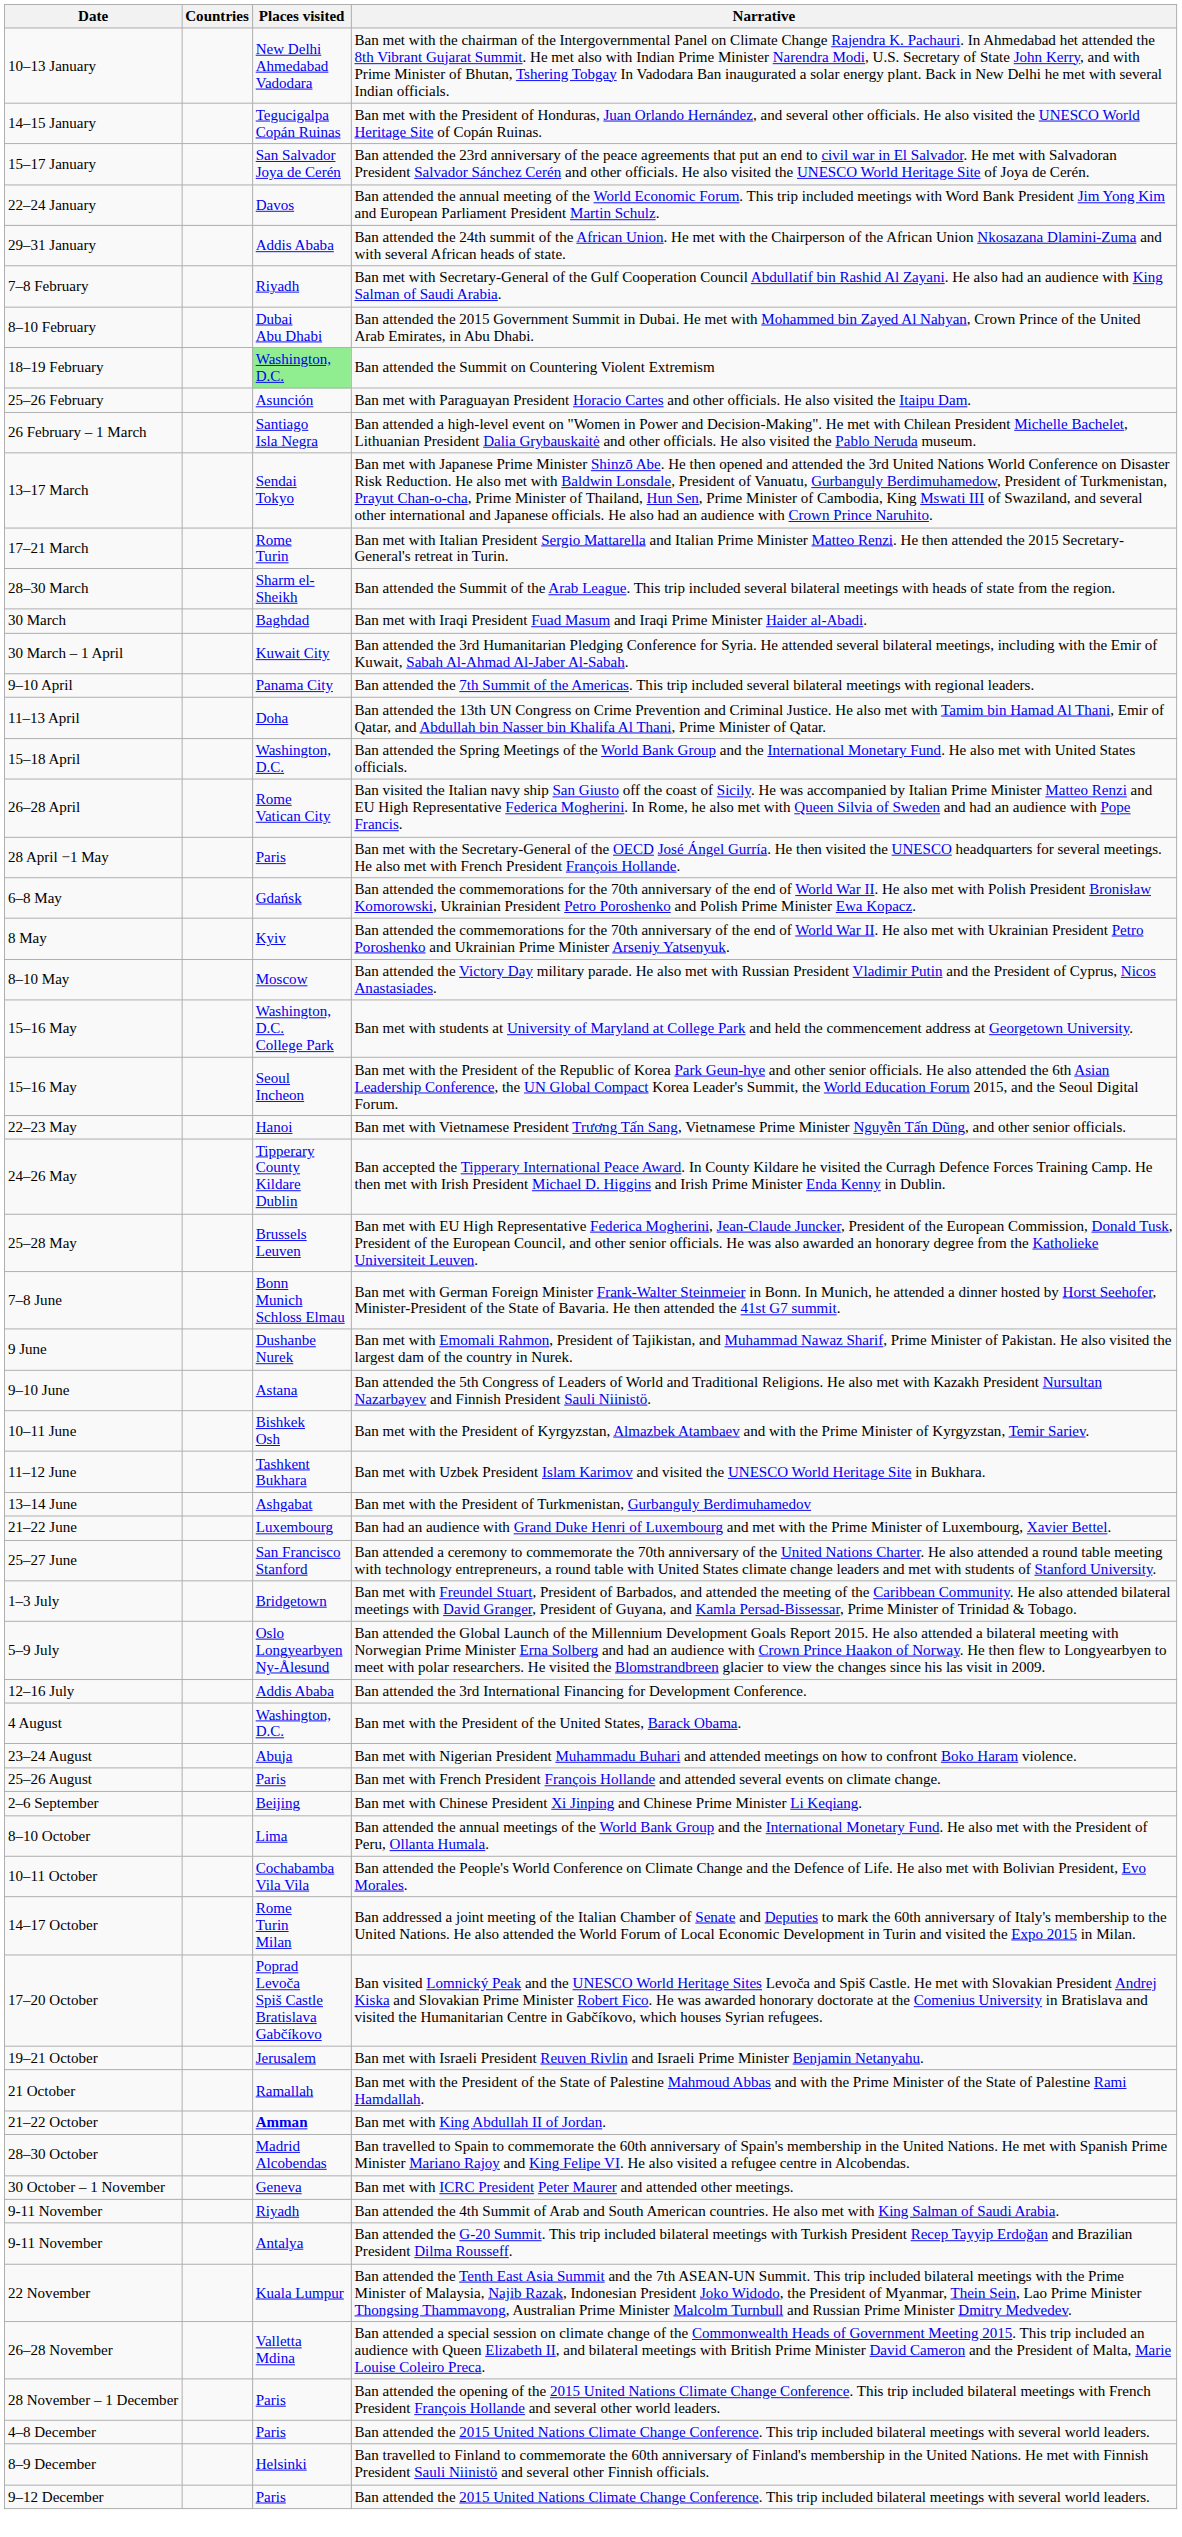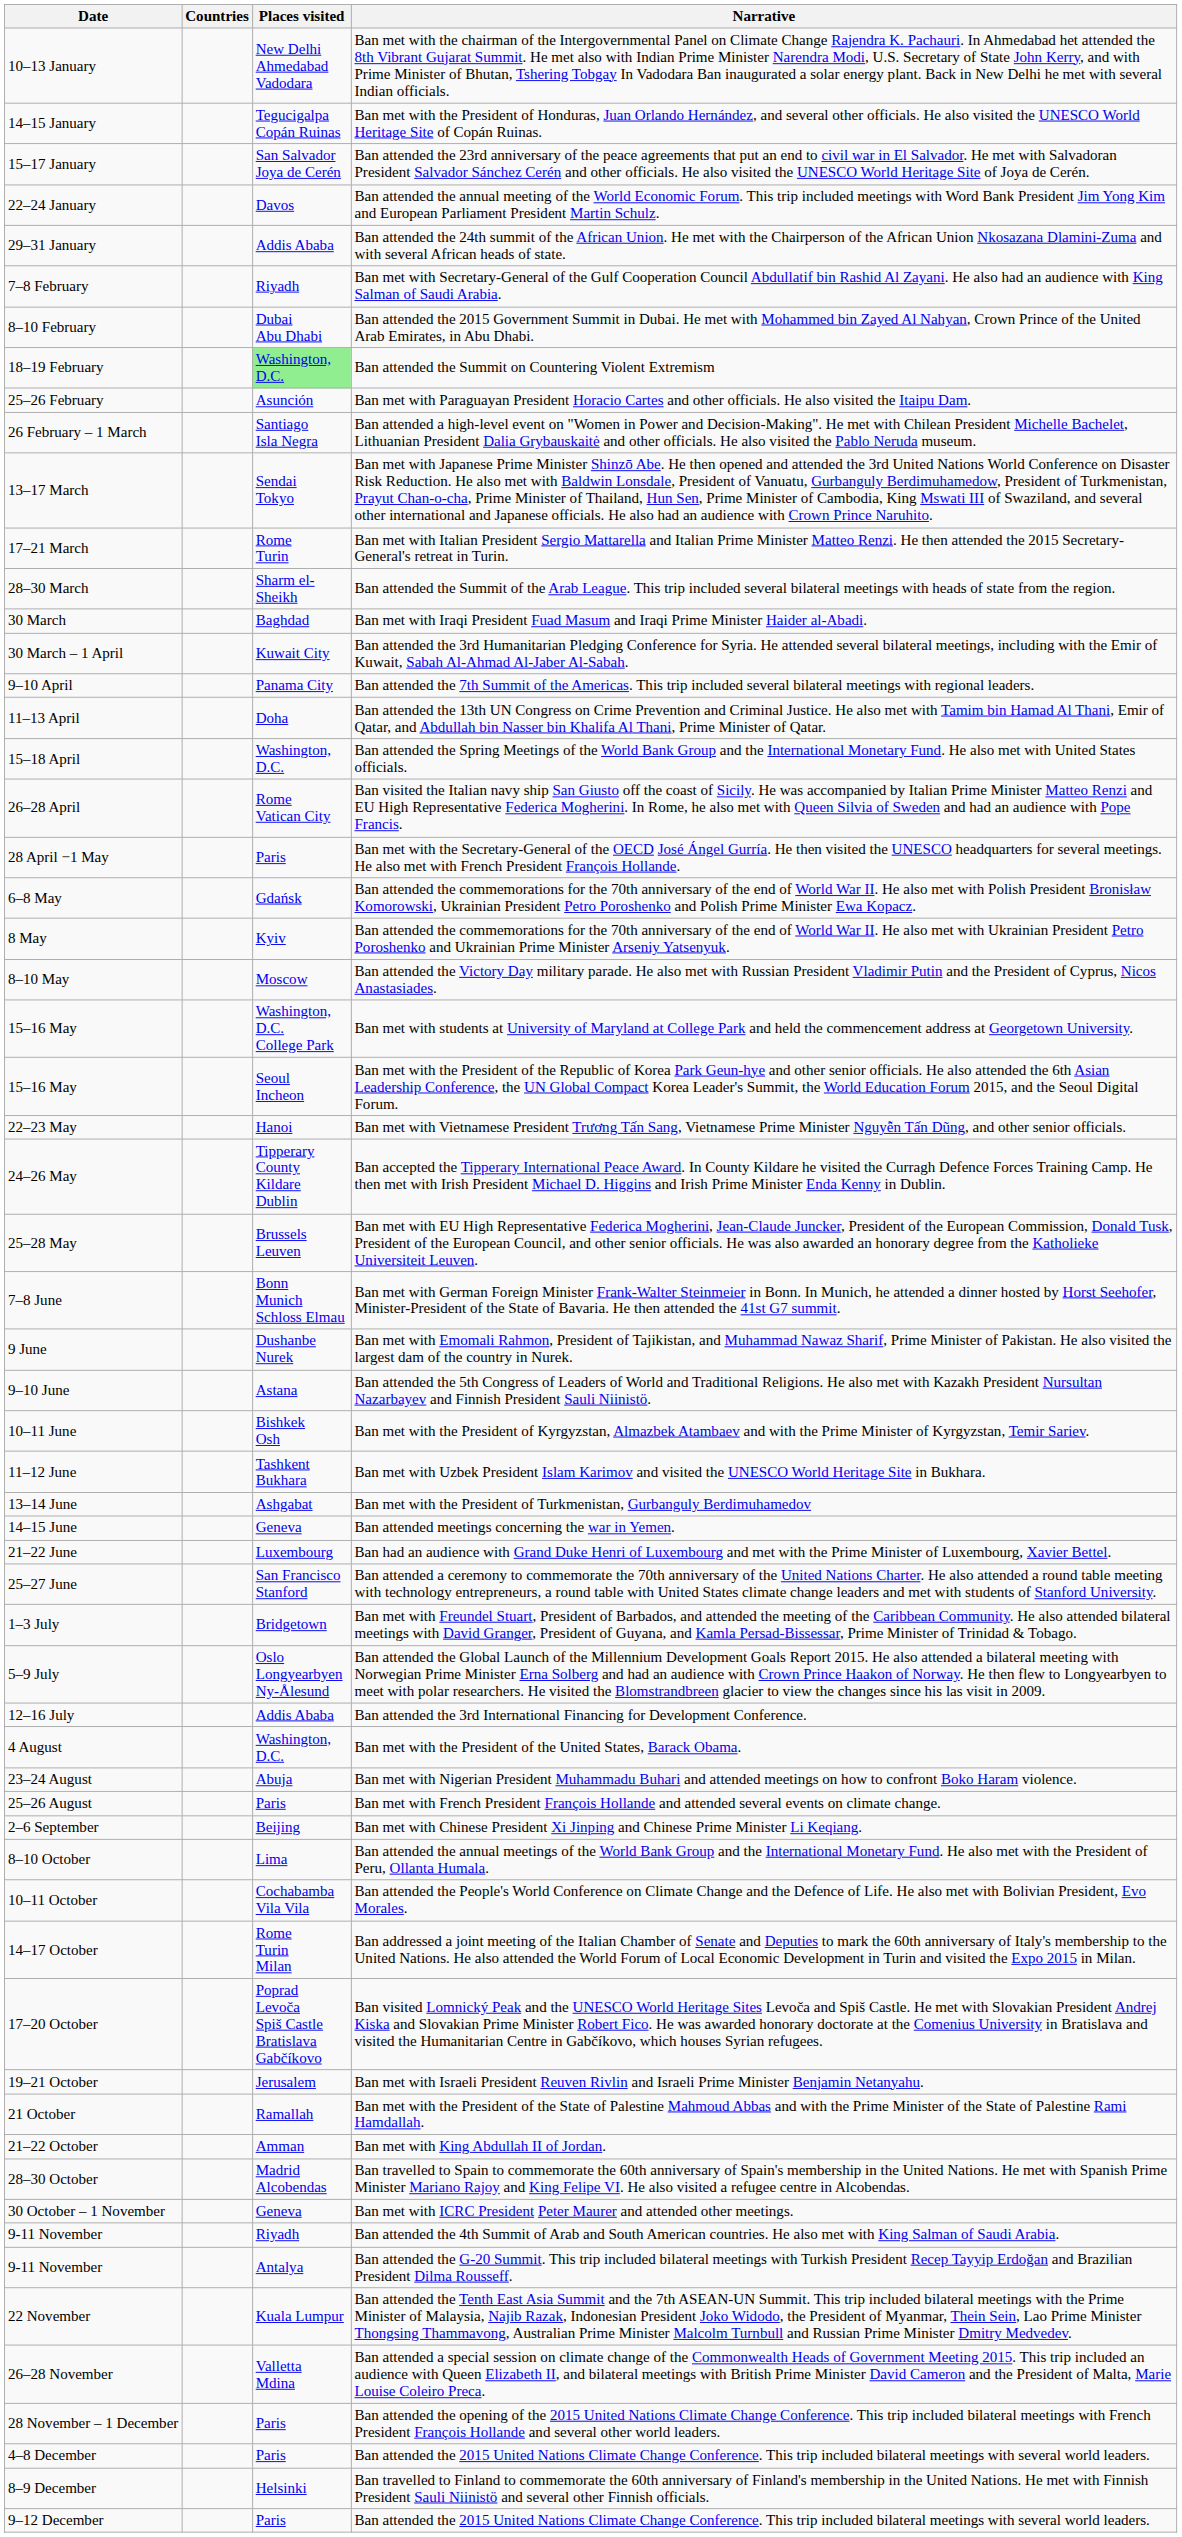+ row: (42, 1528)
(282, 2122) bold -> (280, 2146) normal
